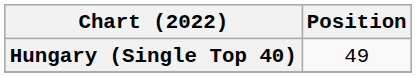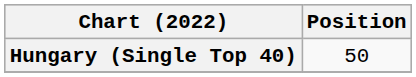(357, 56) 49 -> (357, 56) 50
